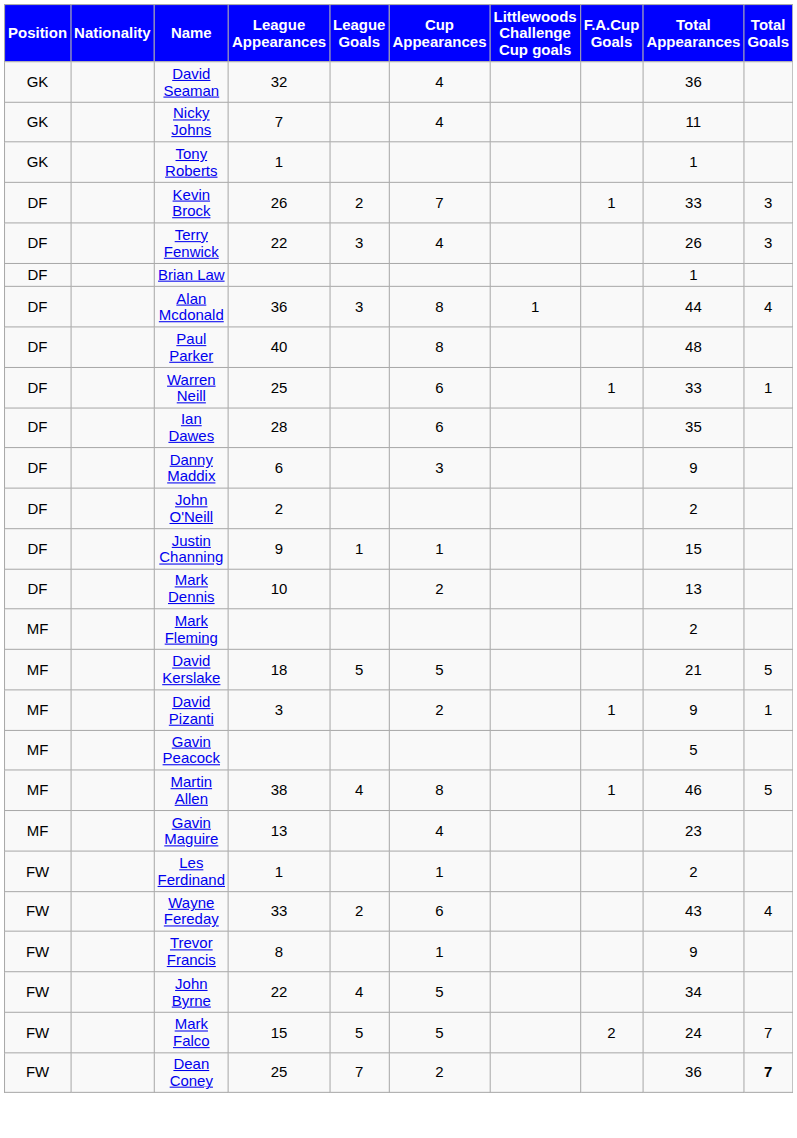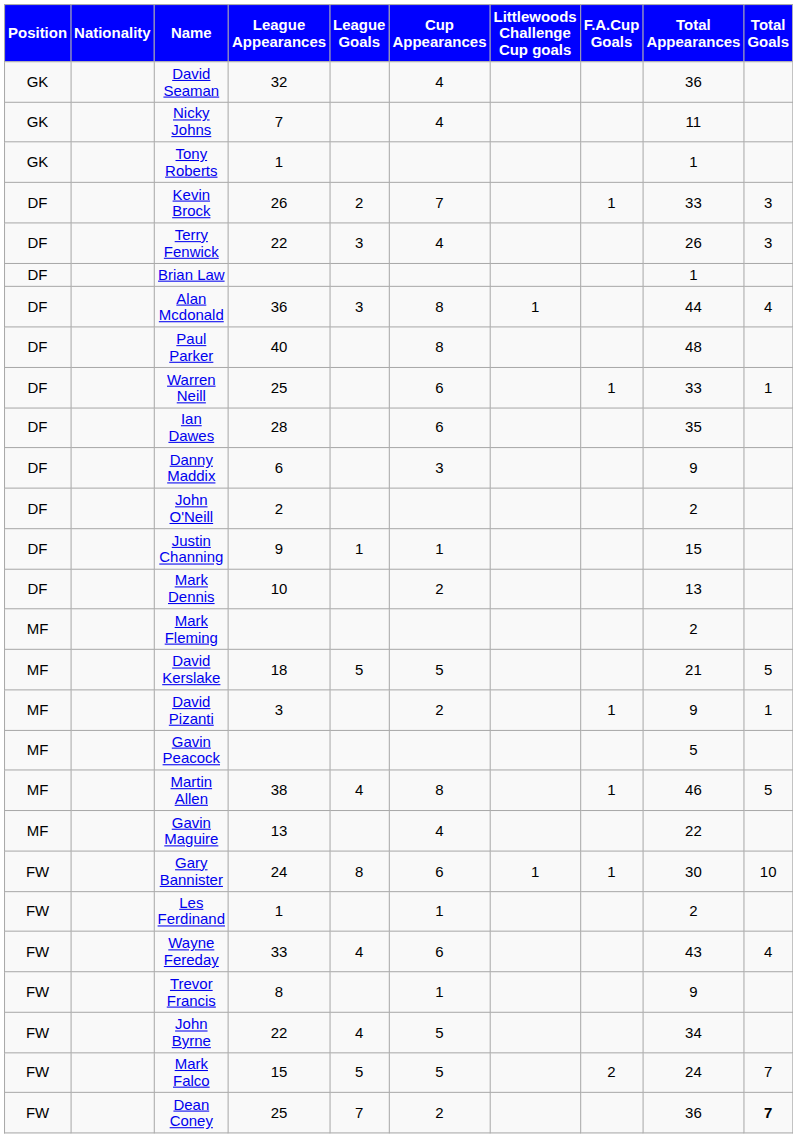(693, 831) 23 -> (693, 831) 22
+ row: (191, 871)
(359, 912) 2 -> (359, 952) 4
